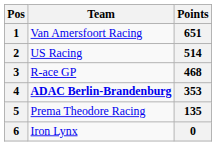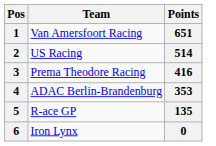(53, 72) R-ace GP -> (88, 72) Prema Theodore Racing
(193, 72) 468 -> (183, 72) 416
(101, 91) bold -> (96, 91) normal
(88, 111) Prema Theodore Racing -> (53, 111) R-ace GP
